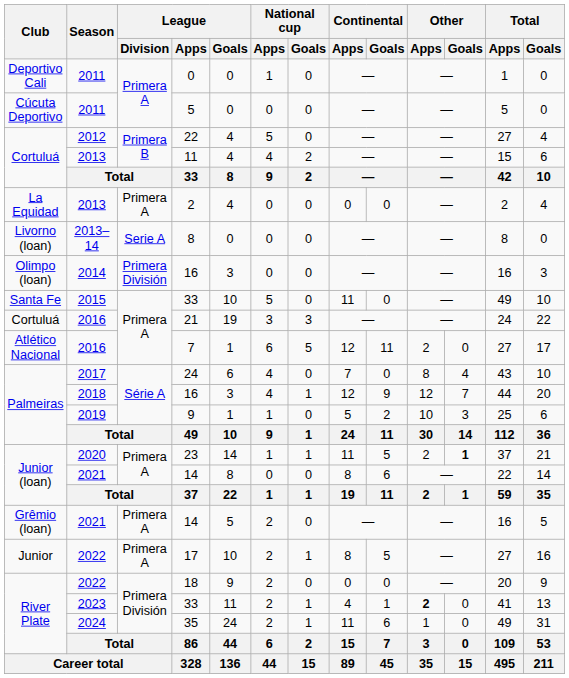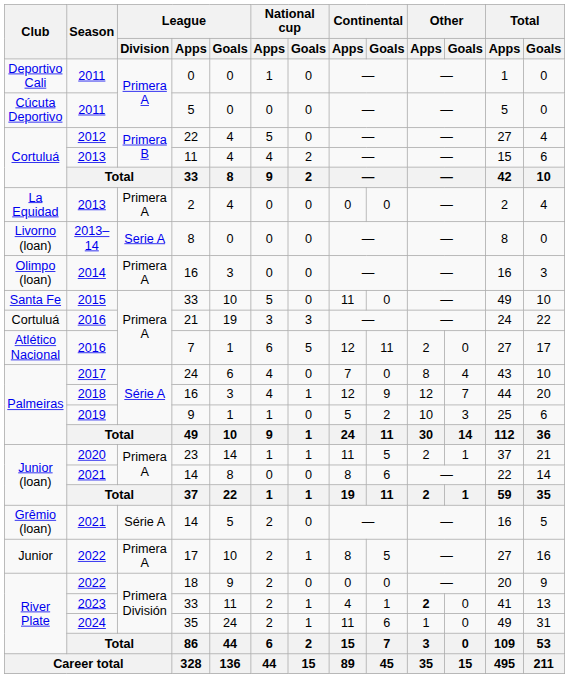(145, 273) Primera División -> (145, 273) Primera A
(465, 454) bold -> (465, 454) normal
(145, 522) Primera A -> (145, 522) Série A
